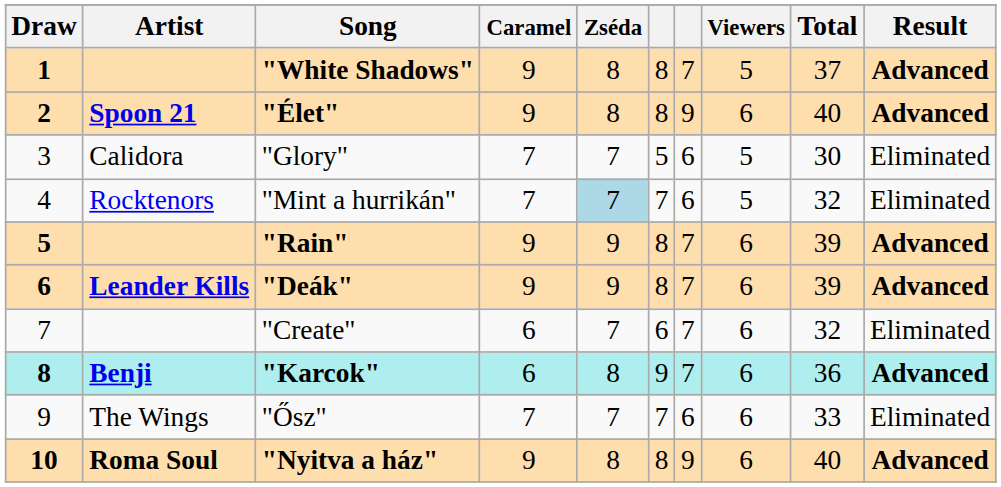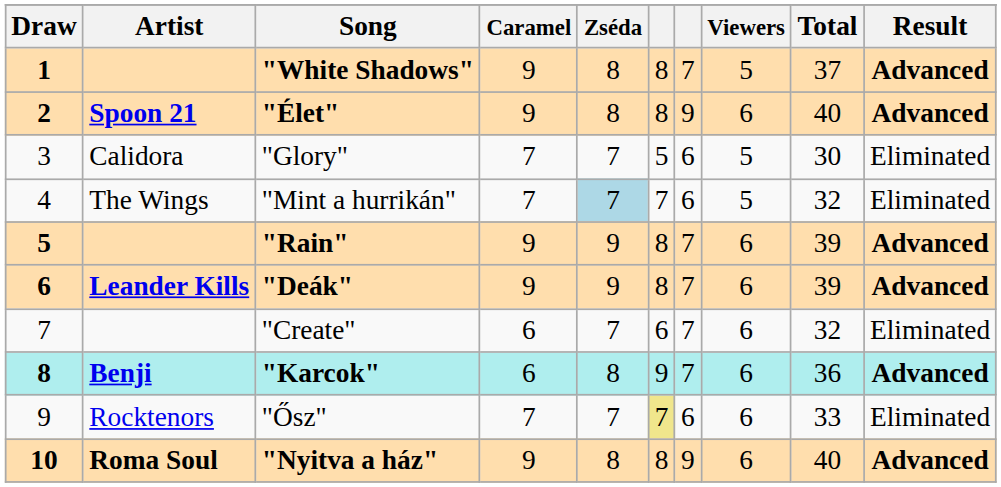(152, 199) Rocktenors -> (149, 199) The Wings
(149, 416) The Wings -> (152, 416) Rocktenors
(662, 416) no background -> (662, 416) khaki background
